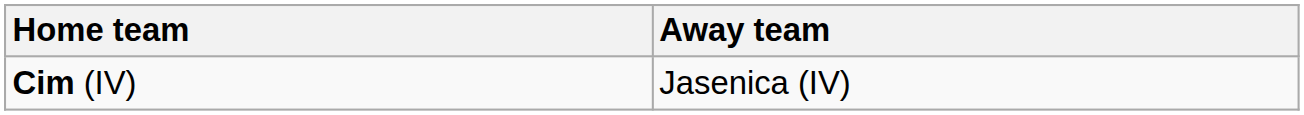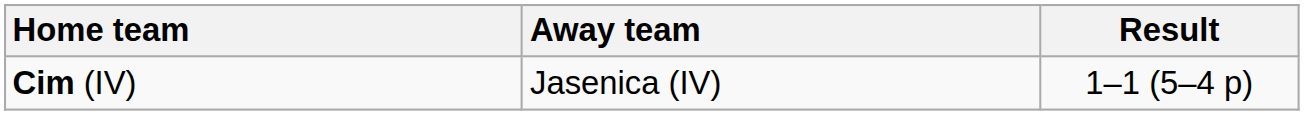+ column: (1169, 30)
